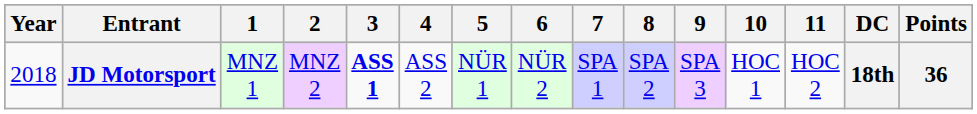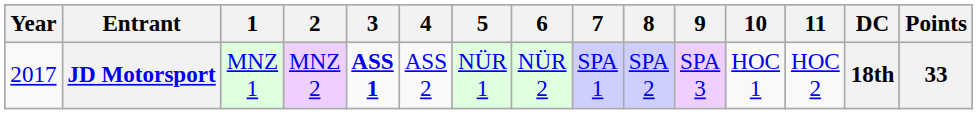(33, 74) 2018 -> (33, 74) 2017
(936, 74) 36 -> (936, 74) 33
